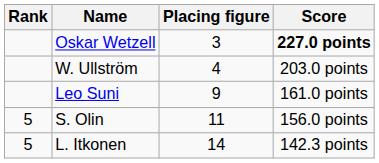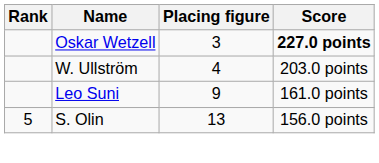(216, 119) 11 -> (216, 119) 13
- row: (91, 145)
